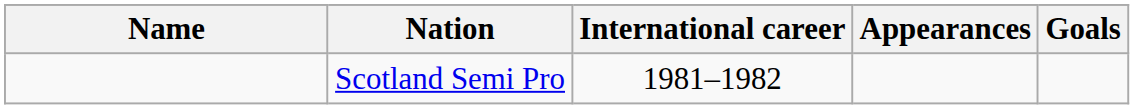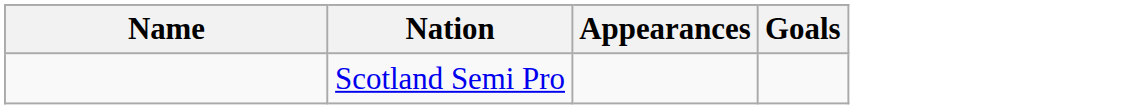- column: (712, 28)
